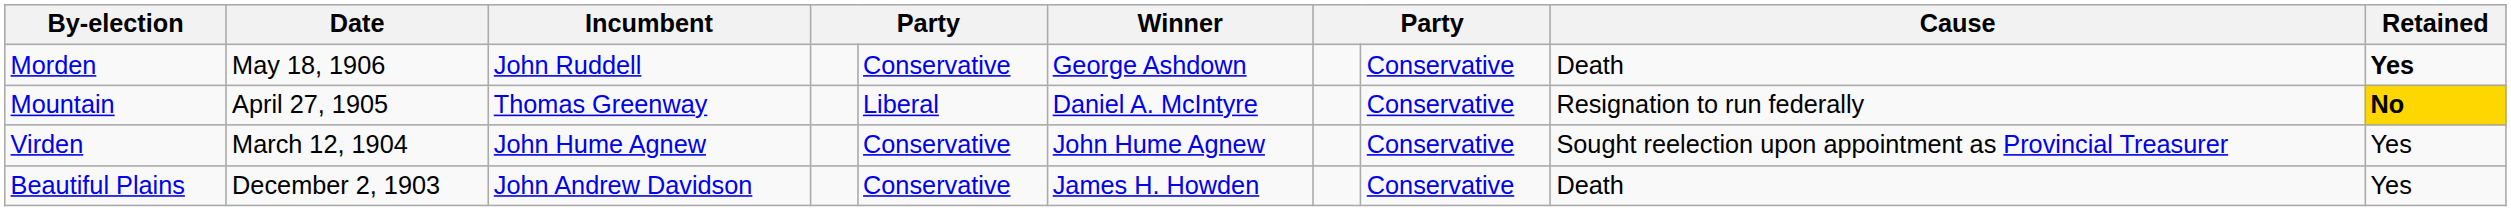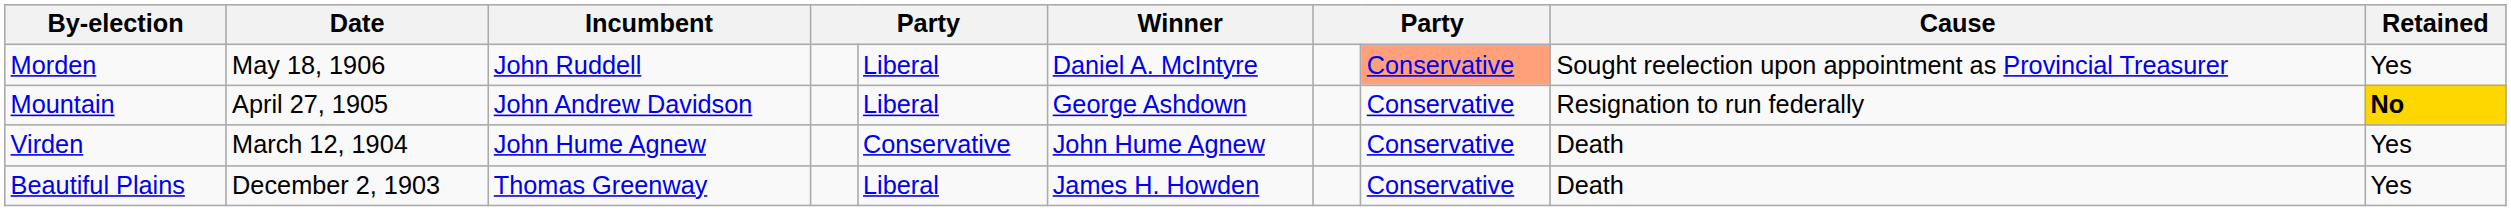(937, 64) Conservative -> (901, 64) Liberal
(1150, 64) George Ashdown -> (1155, 64) Daniel A. McIntyre
(1441, 64) no background -> (1441, 64) lightsalmon background
(1590, 64) Death -> (1892, 64) Sought reelection upon appointment as Provincial Treasurer
(2392, 64) bold -> (2391, 64) normal
(601, 104) Thomas Greenway -> (623, 104) John Andrew Davidson
(1155, 104) Daniel A. McIntyre -> (1150, 104) George Ashdown
(1892, 144) Sought reelection upon appointment as Provincial Treasurer -> (1590, 144) Death
(623, 184) John Andrew Davidson -> (601, 184) Thomas Greenway
(937, 184) Conservative -> (901, 184) Liberal
